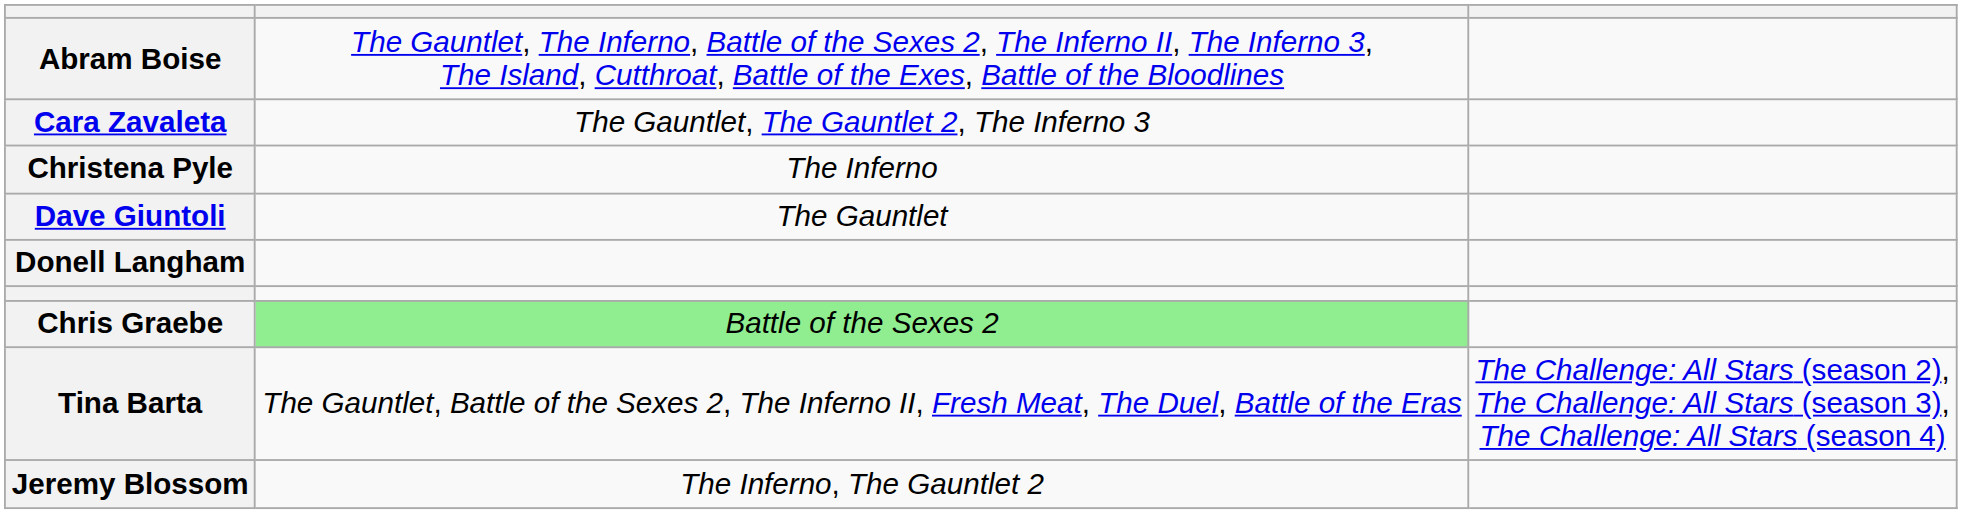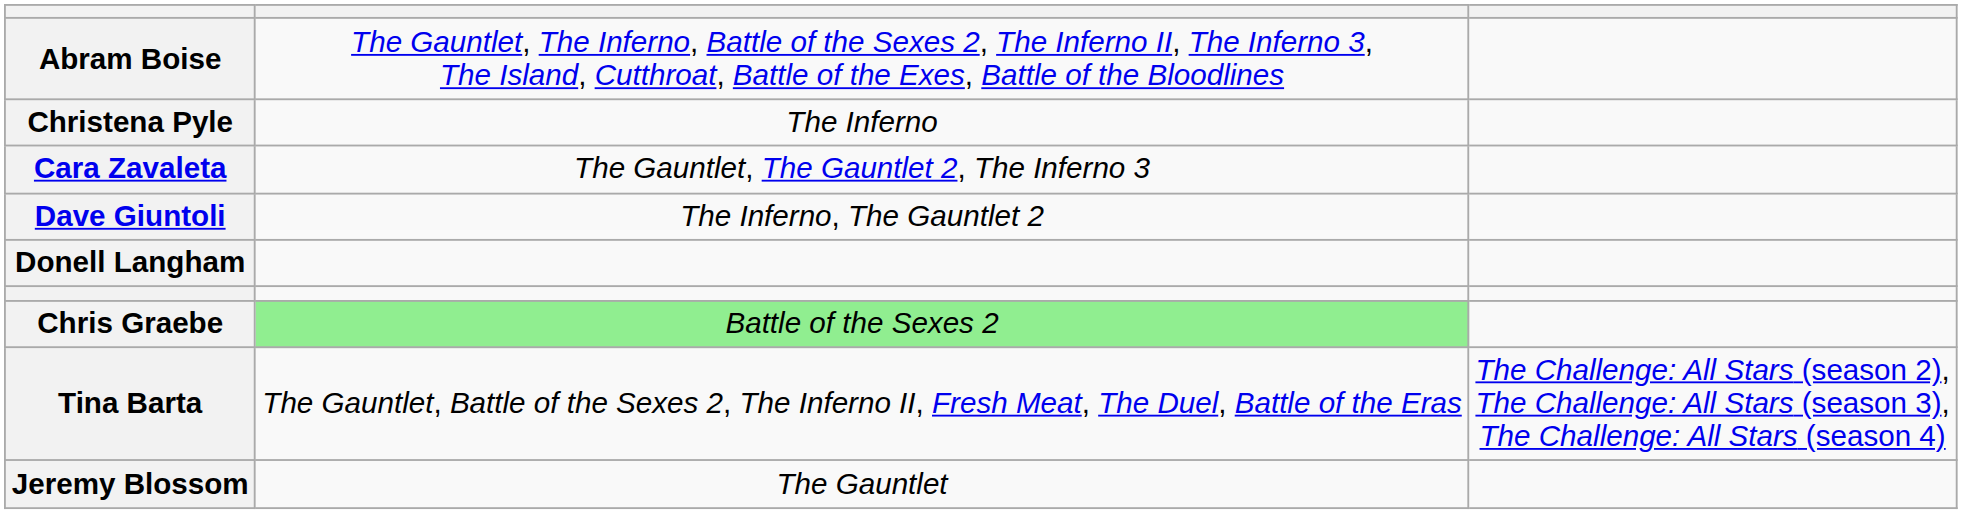rows swapped: (130, 121) <-> (130, 168)
(862, 215) The Gauntlet -> (862, 215) The Inferno, The Gauntlet 2
(862, 483) The Inferno, The Gauntlet 2 -> (862, 483) The Gauntlet
